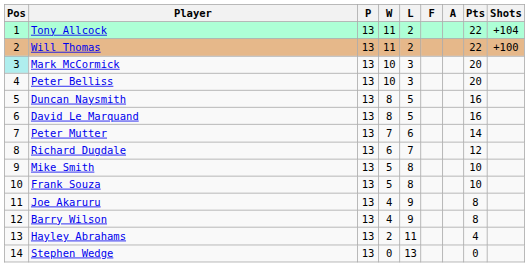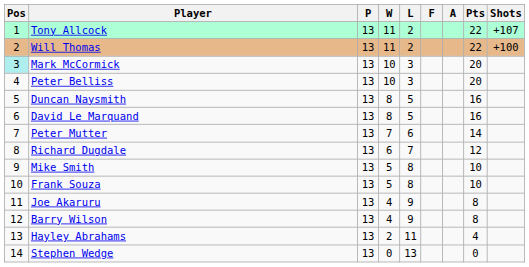(506, 30) +104 -> (506, 30) +107
